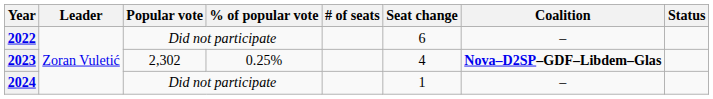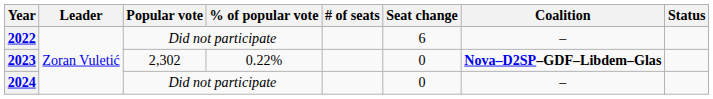(264, 60) 0.25% -> (264, 60) 0.22%
(422, 60) 4 -> (422, 60) 0
(422, 82) 1 -> (422, 82) 0
